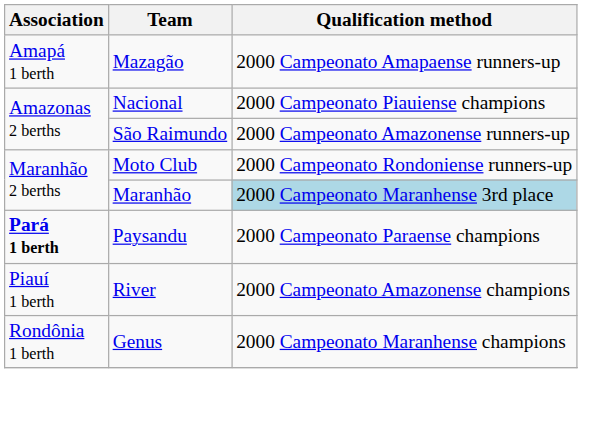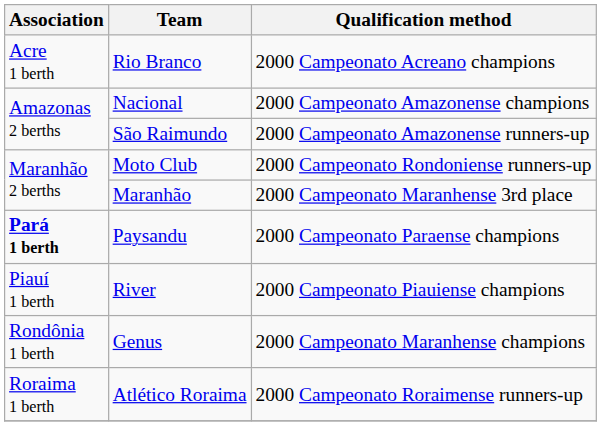+ row: (157, 61)
- row: (148, 61)
(391, 103) 2000 Campeonato Piauiense champions -> (422, 103) 2000 Campeonato Amazonense champions
(395, 195) lightblue background -> (414, 195) no background
(403, 289) 2000 Campeonato Amazonense champions -> (410, 289) 2000 Campeonato Piauiense champions
+ row: (180, 394)
